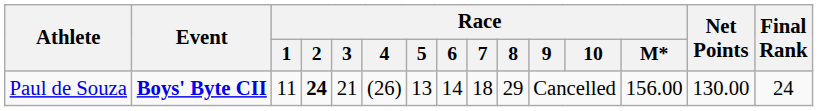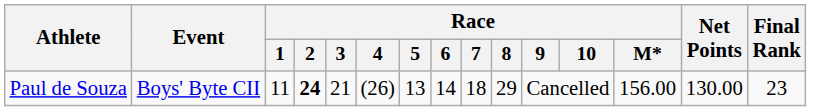(202, 88) bold -> (198, 88) normal
(783, 88) 24 -> (777, 88) 23
